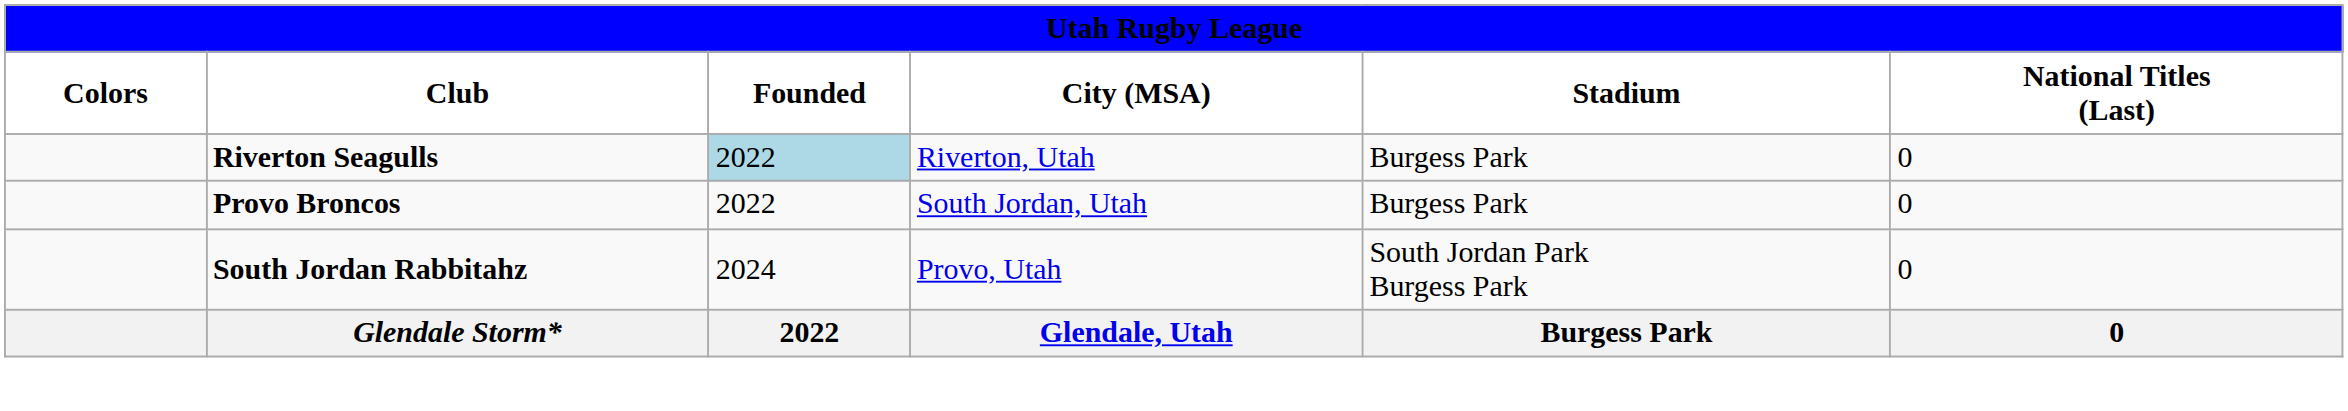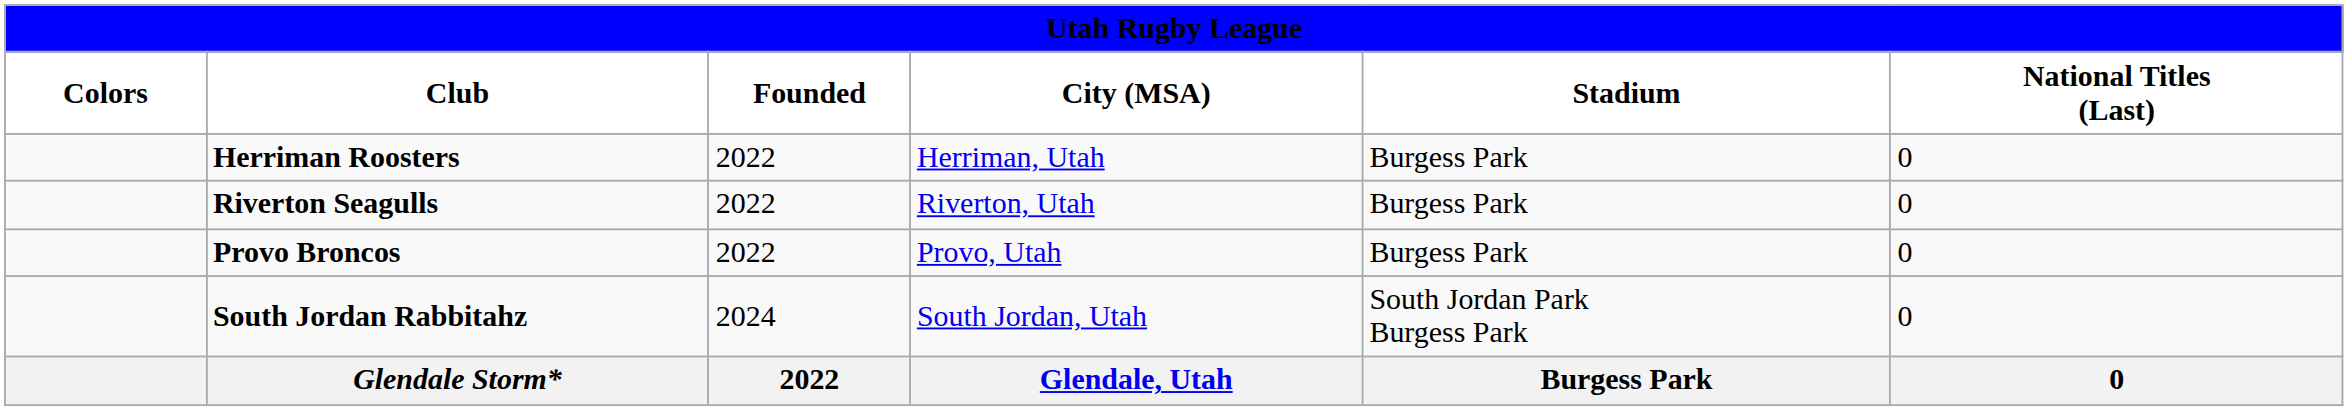+ row: (336, 156)
(746, 156) lightblue background -> (746, 204) no background
(1032, 204) South Jordan, Utah -> (989, 251) Provo, Utah
(989, 268) Provo, Utah -> (1032, 315) South Jordan, Utah
